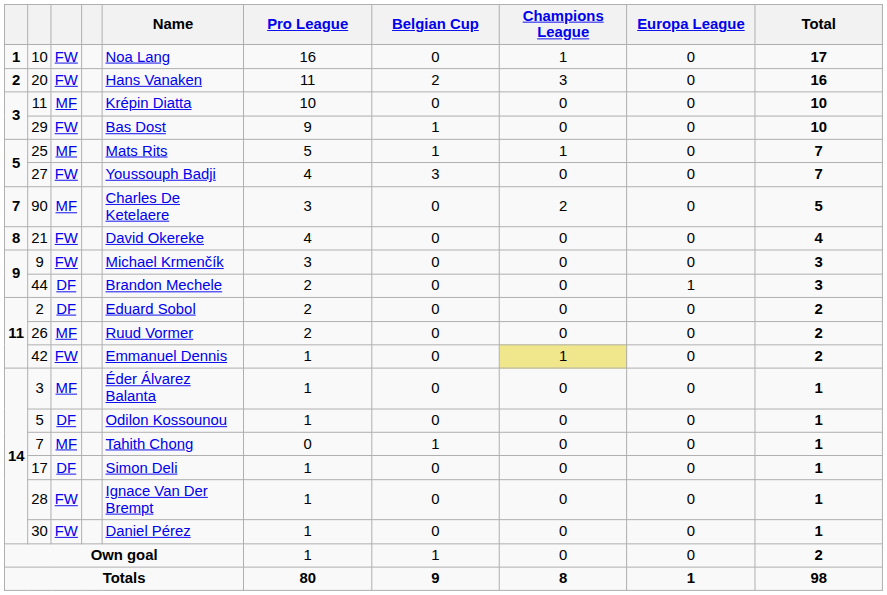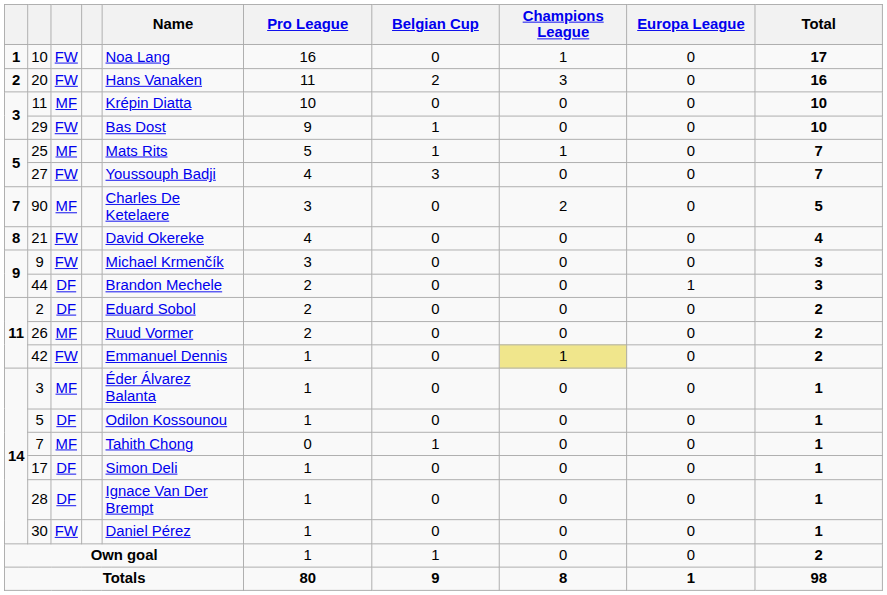(66, 499) FW -> (66, 499) DF
